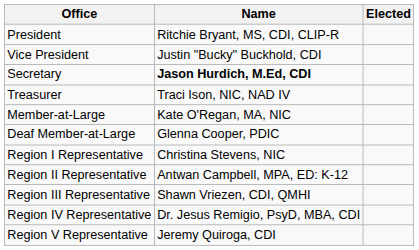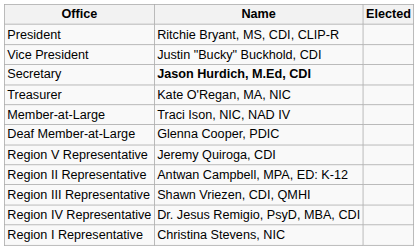(224, 94) Traci Ison, NIC, NAD IV -> (224, 94) Kate O'Regan, MA, NIC
(224, 114) Kate O'Regan, MA, NIC -> (224, 114) Traci Ison, NIC, NAD IV
rows swapped: (75, 154) <-> (78, 235)
